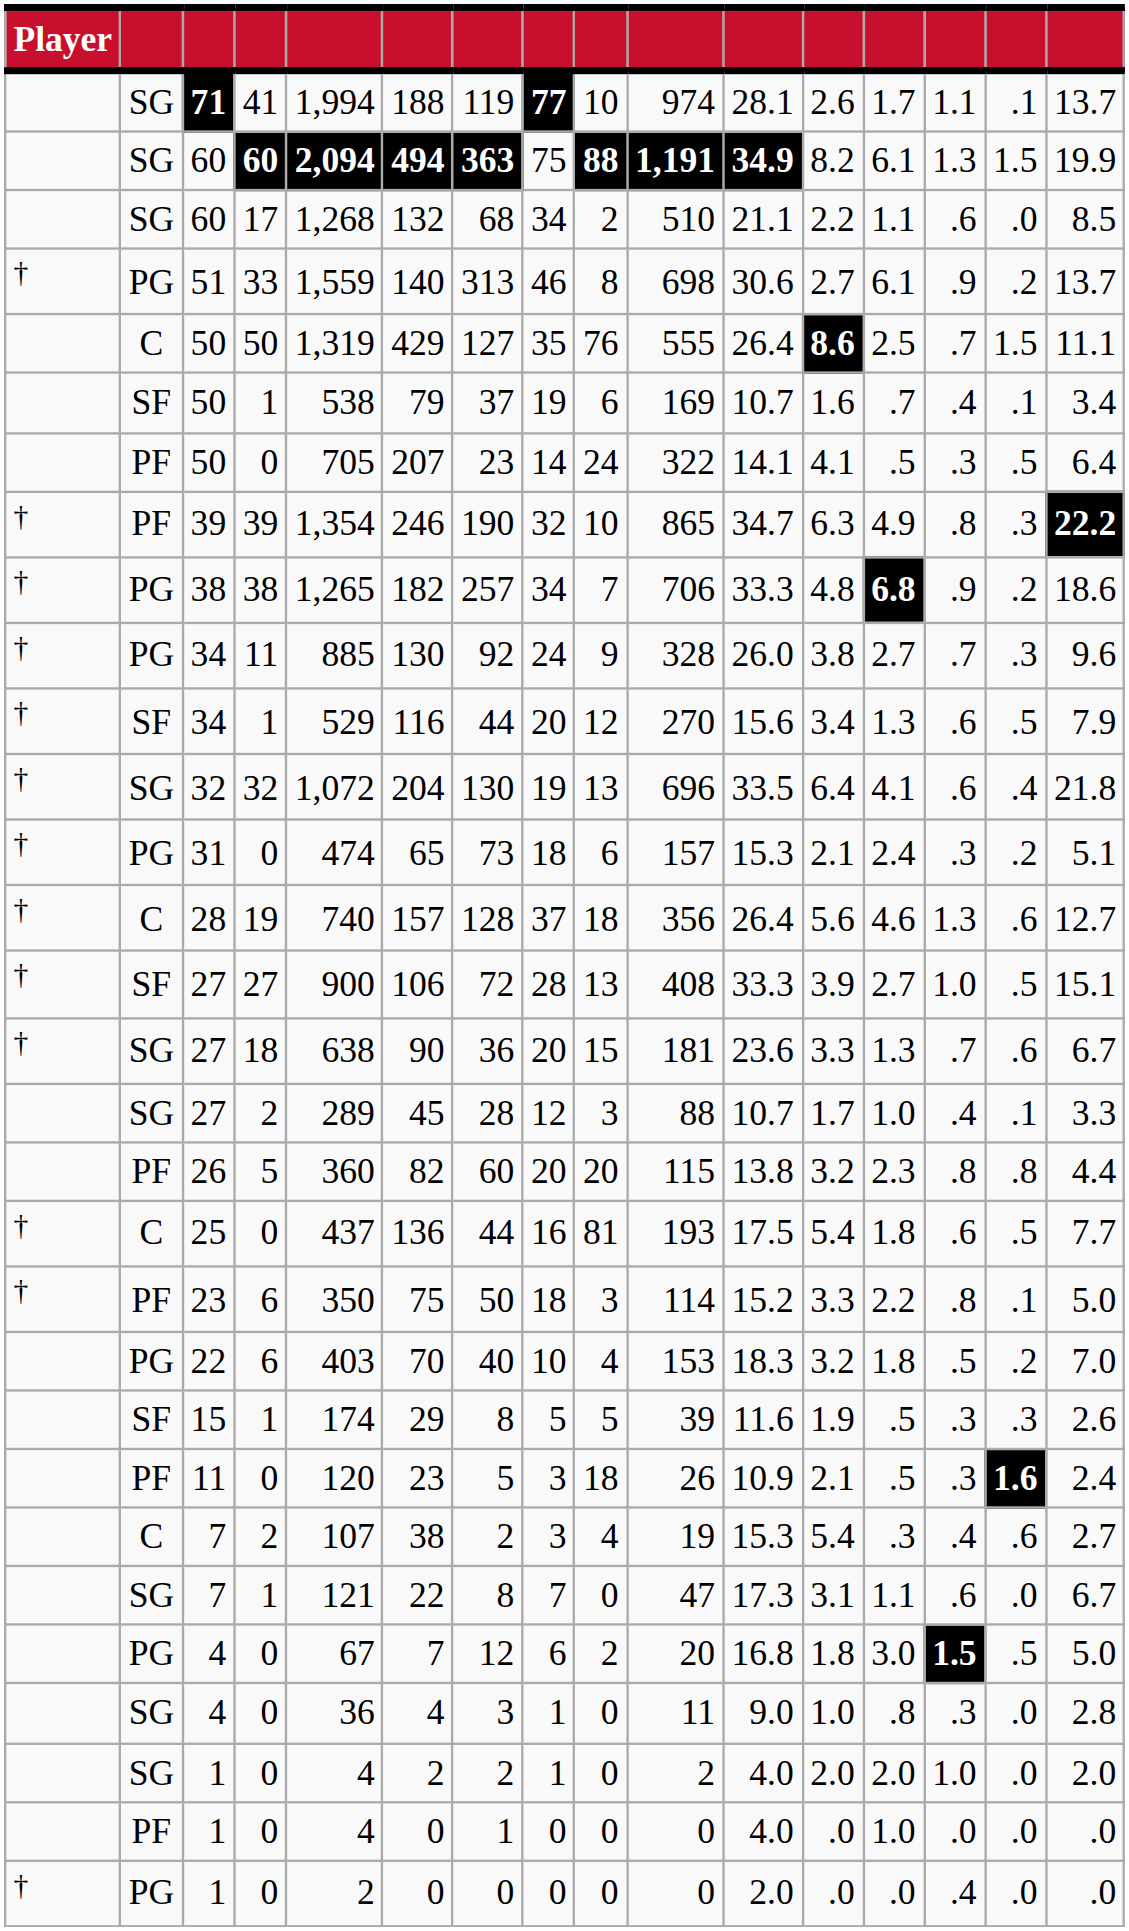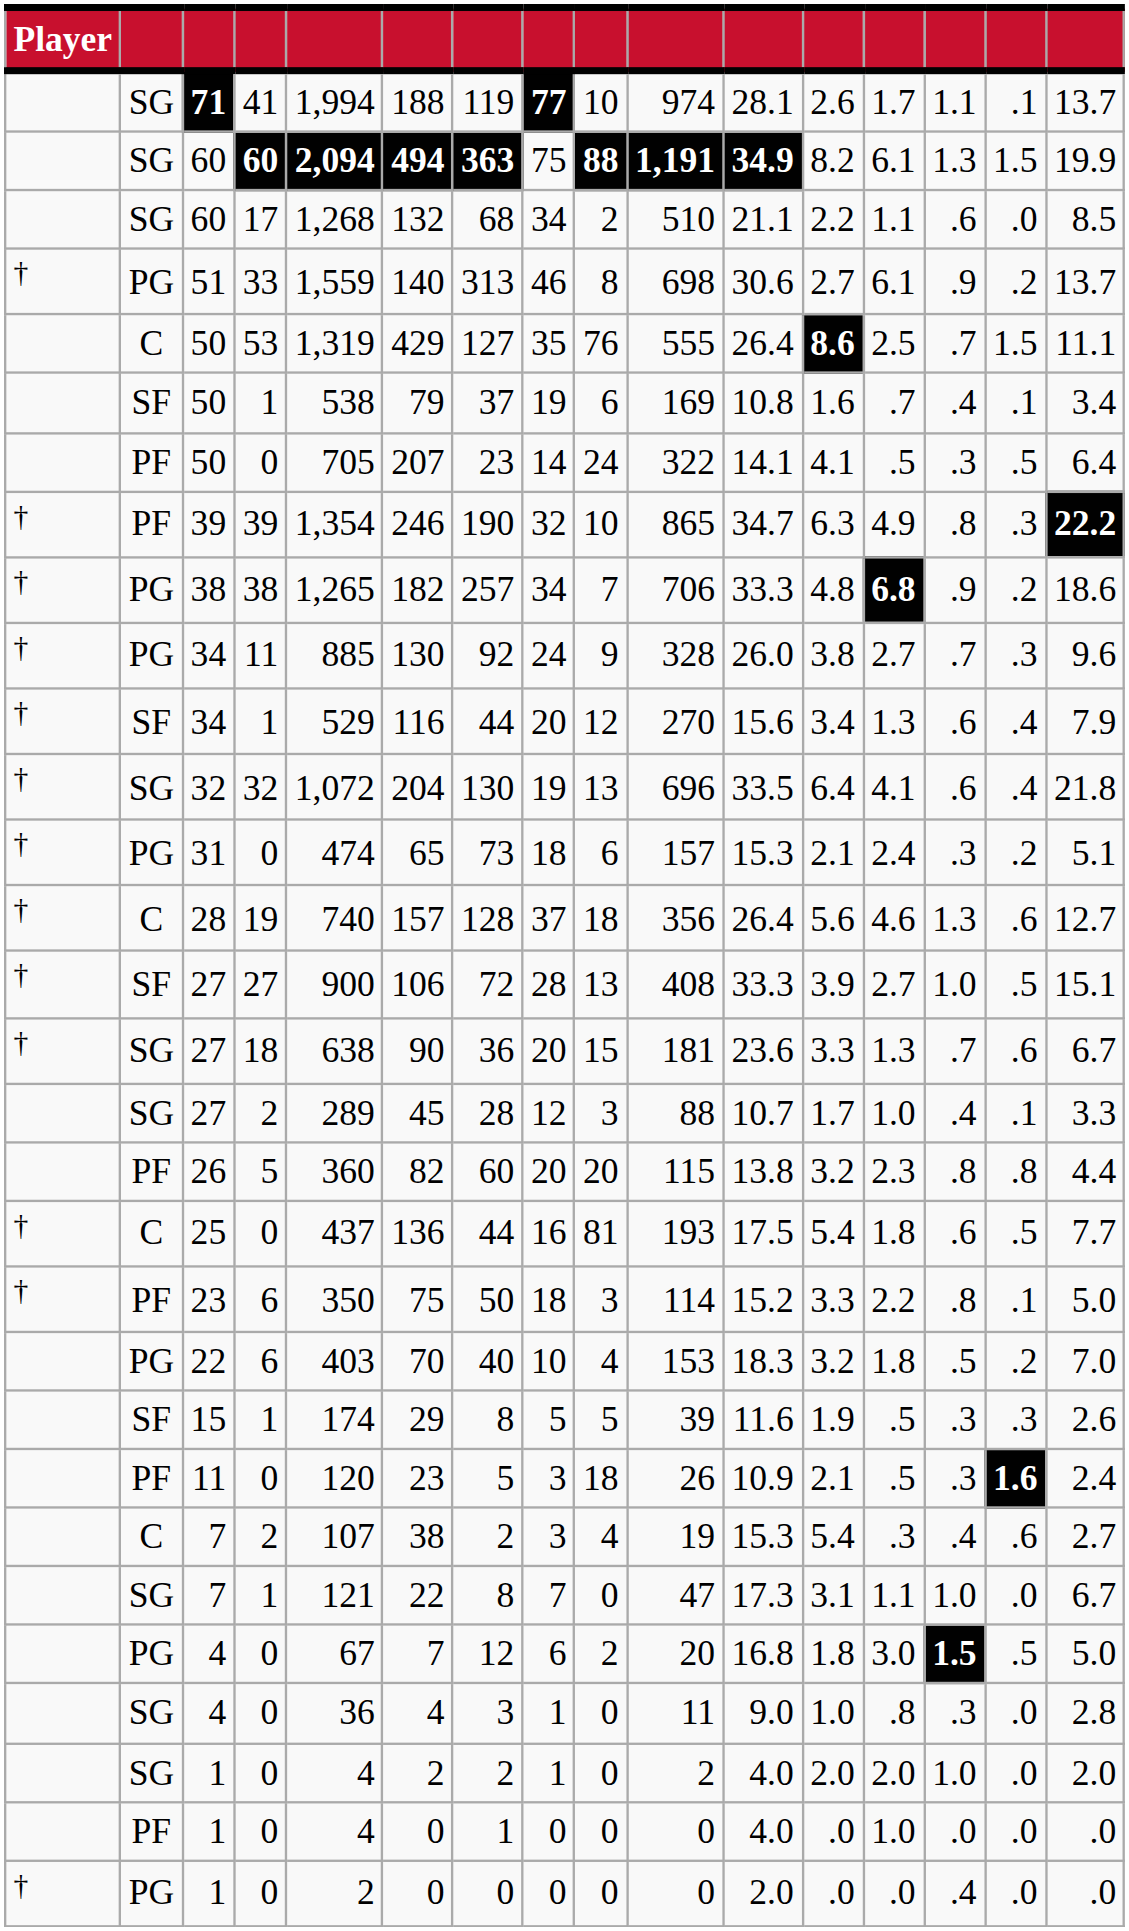(260, 343) 50 -> (260, 343) 53
(763, 402) 10.7 -> (763, 402) 10.8
(1024, 720) .5 -> (1024, 720) .4
(963, 1595) .6 -> (954, 1595) 1.0
